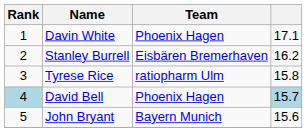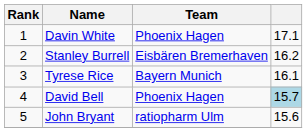(180, 76) ratiopharm Ulm -> (179, 76) Bayern Munich
(286, 76) 15.8 -> (286, 76) 16.1
(23, 96) lightblue background -> (23, 96) no background
(179, 117) Bayern Munich -> (180, 117) ratiopharm Ulm
